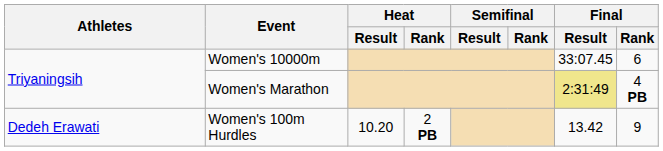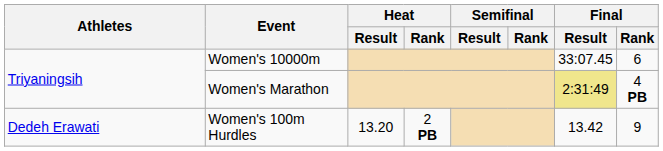(376, 127) 10.20 -> (376, 127) 13.20
